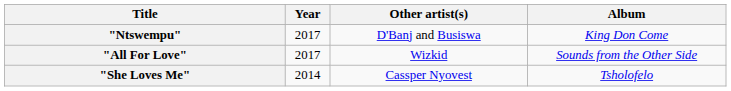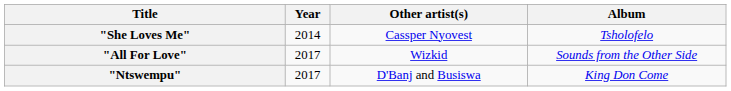rows swapped: (145, 75) <-> (145, 34)
